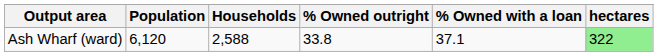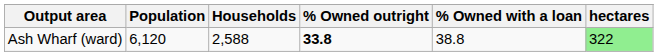(317, 39) normal -> (317, 39) bold
(450, 39) 37.1 -> (450, 39) 38.8
